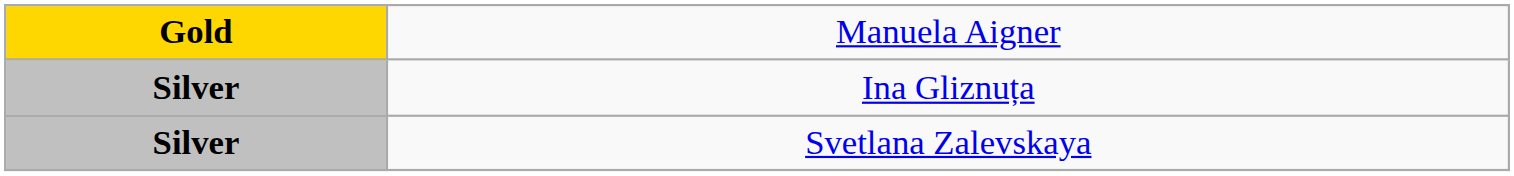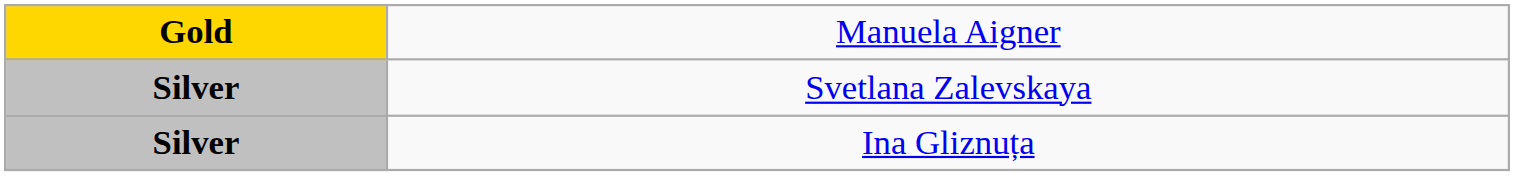rows swapped: (948, 87) <-> (948, 142)
